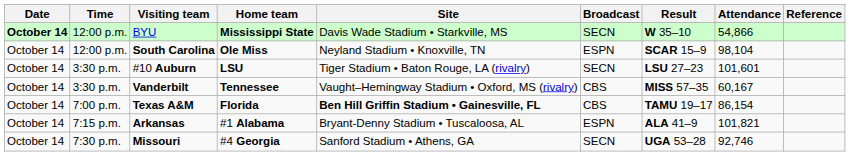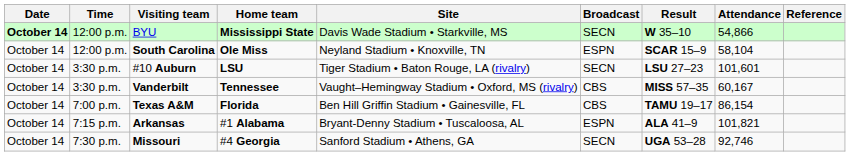(736, 50) 98,104 -> (736, 50) 58,104
(430, 105) bold -> (422, 105) normal
